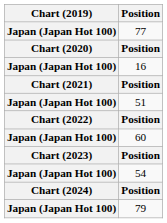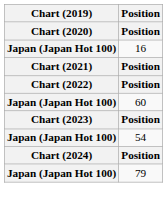- row: (141, 31)
- row: (141, 102)
